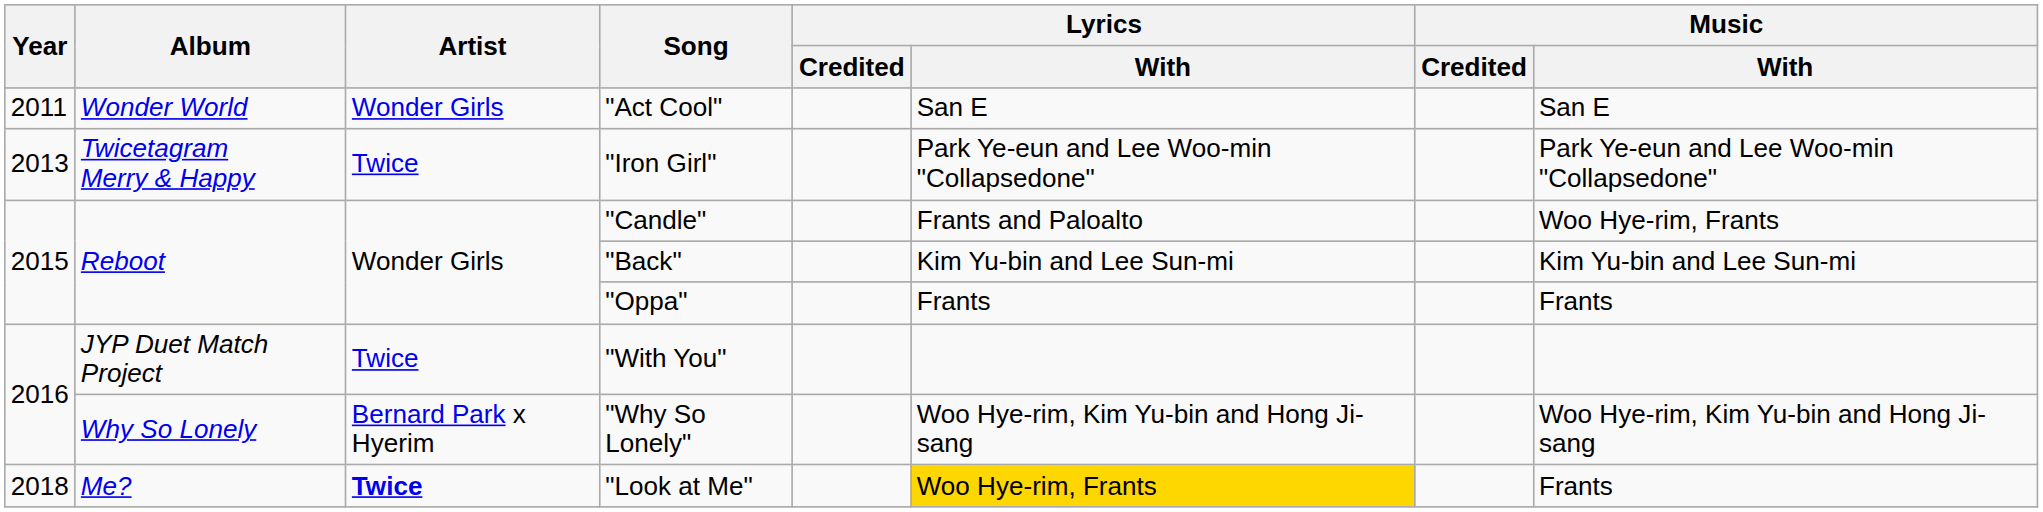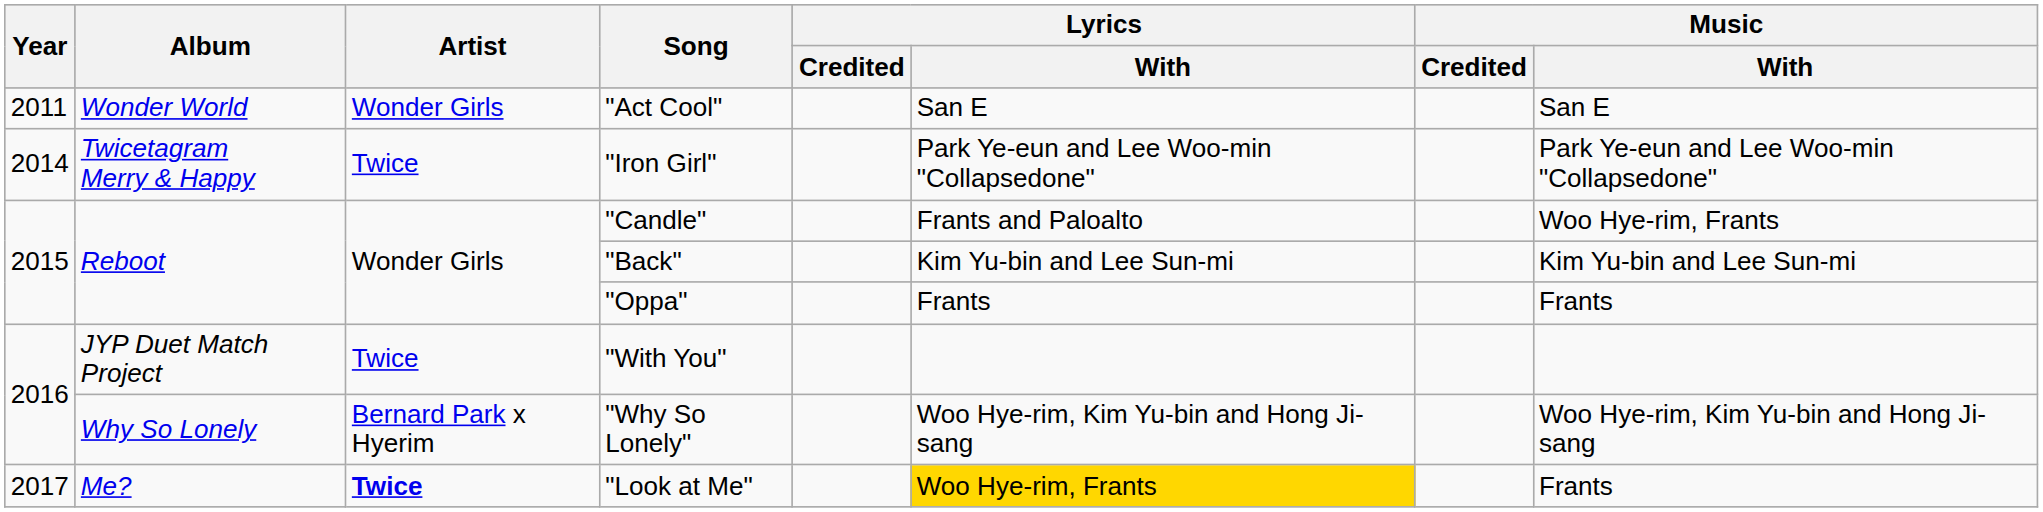(40, 163) 2013 -> (40, 163) 2014
(40, 485) 2018 -> (40, 485) 2017
